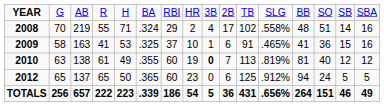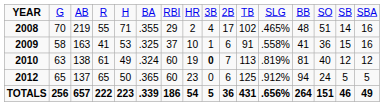(149, 28) .324 -> (149, 28) .355
(275, 28) .558% -> (275, 28) .465%
(275, 45) .465% -> (275, 45) .558%
(149, 61) .355 -> (149, 61) .324
